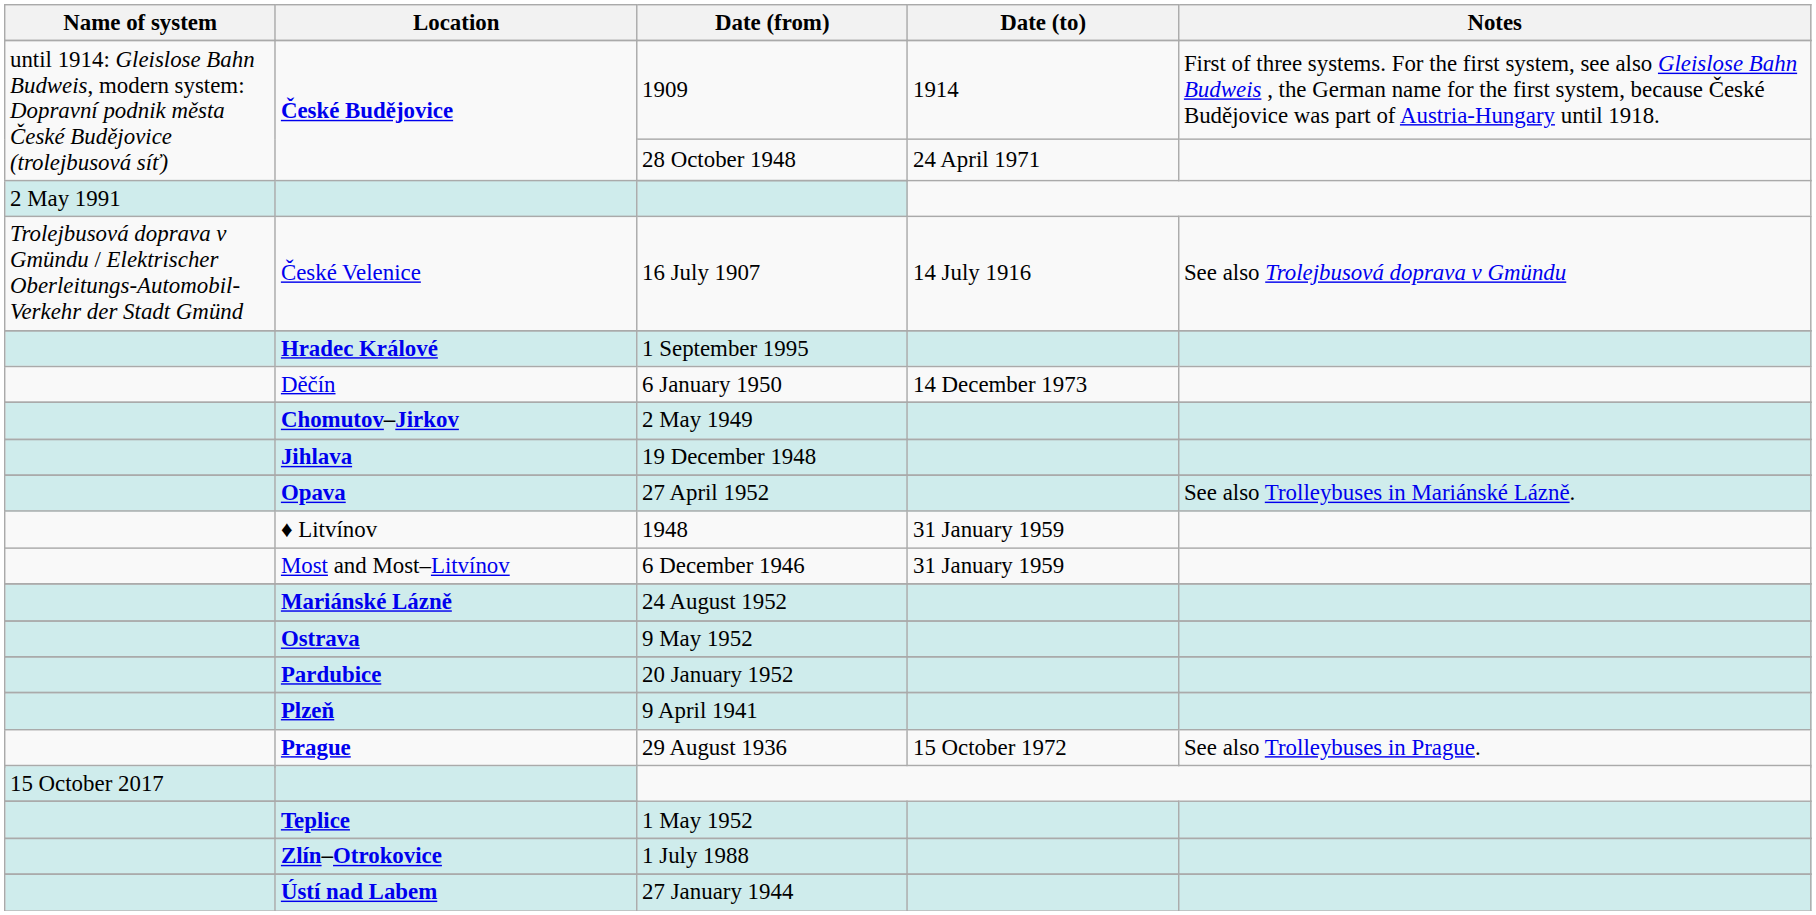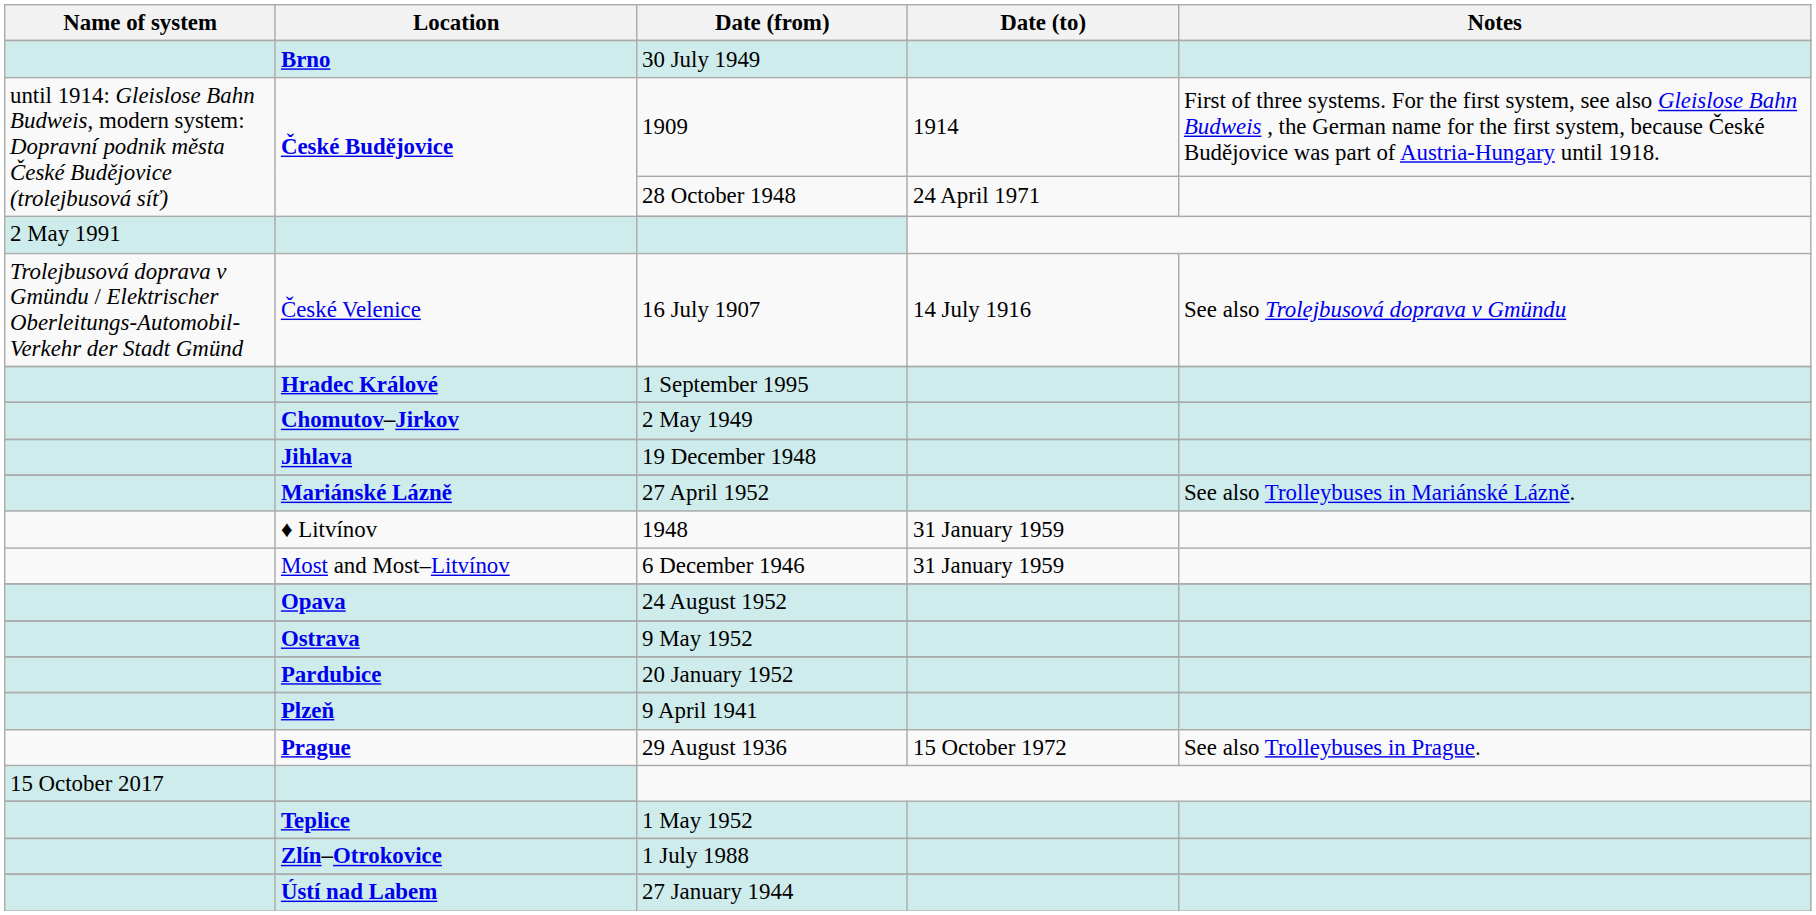+ row: (140, 59)
- row: (140, 384)
(313, 493) Opava -> (366, 493) Mariánské Lázně
(366, 601) Mariánské Lázně -> (313, 601) Opava
